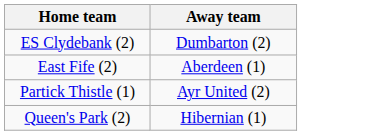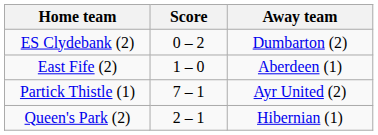+ column: (189, 17)
